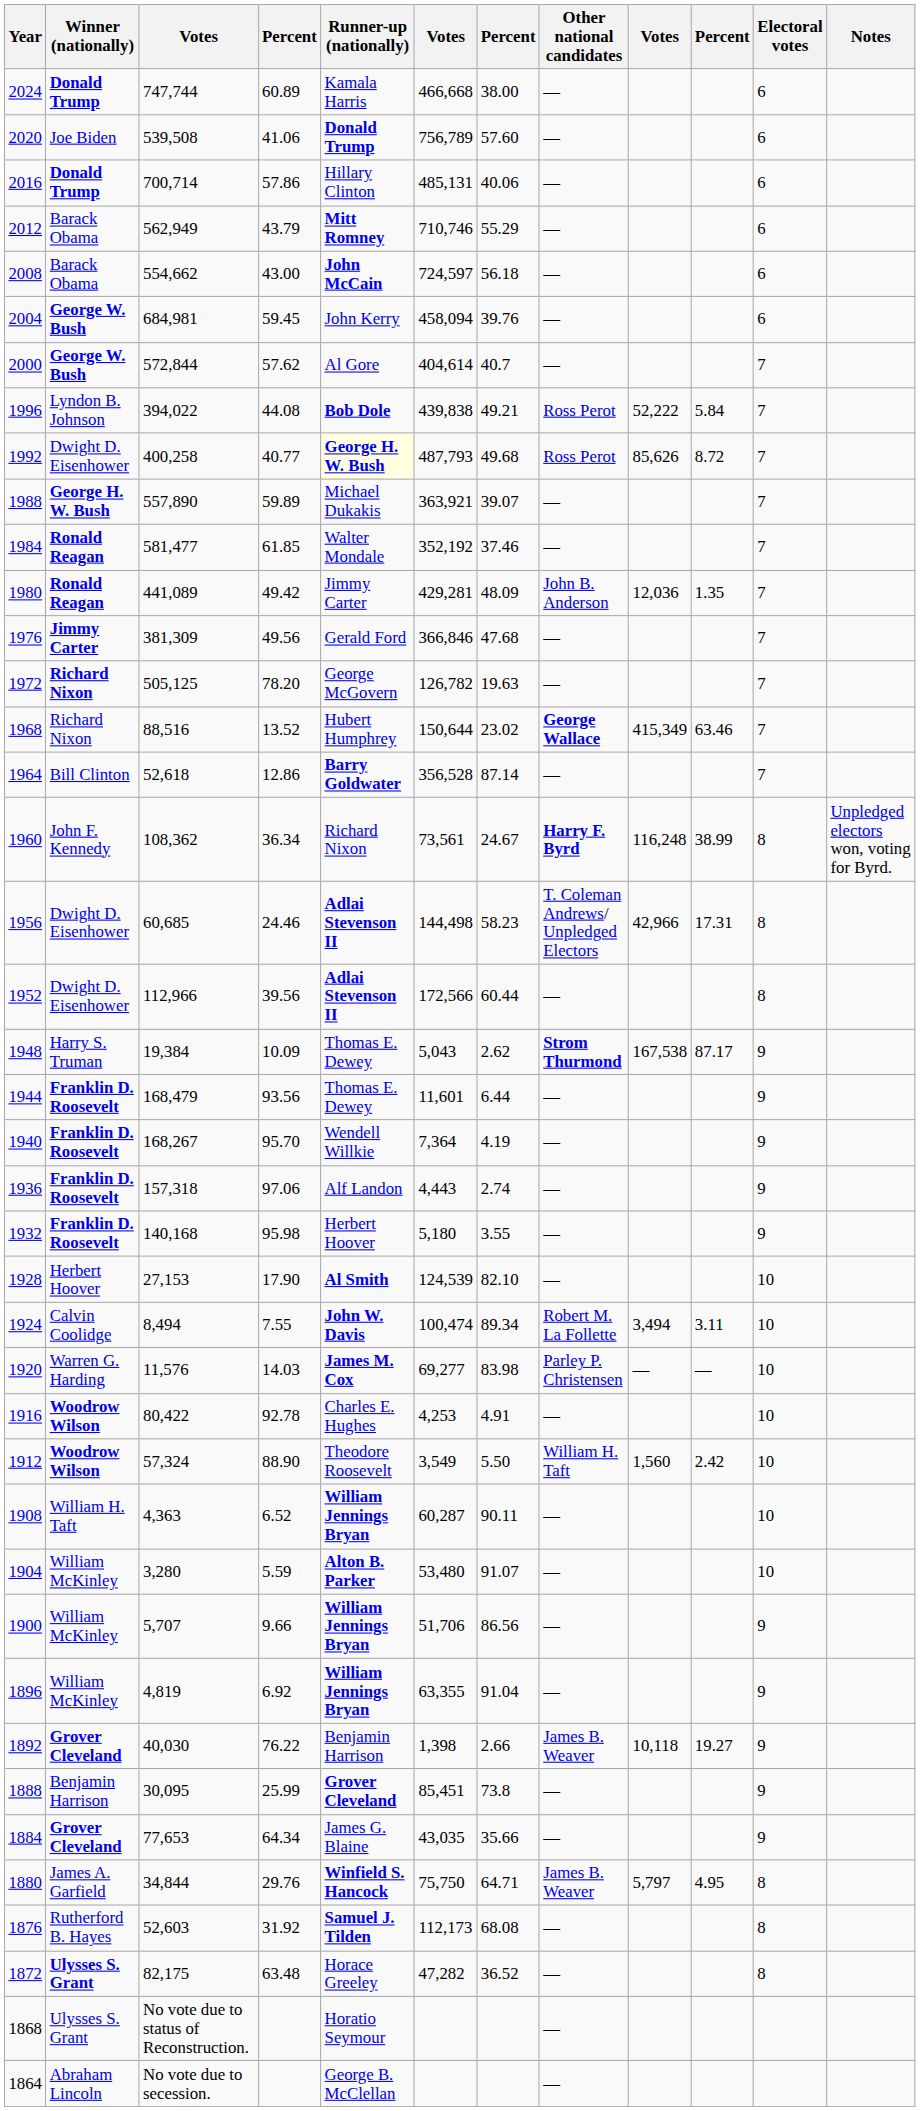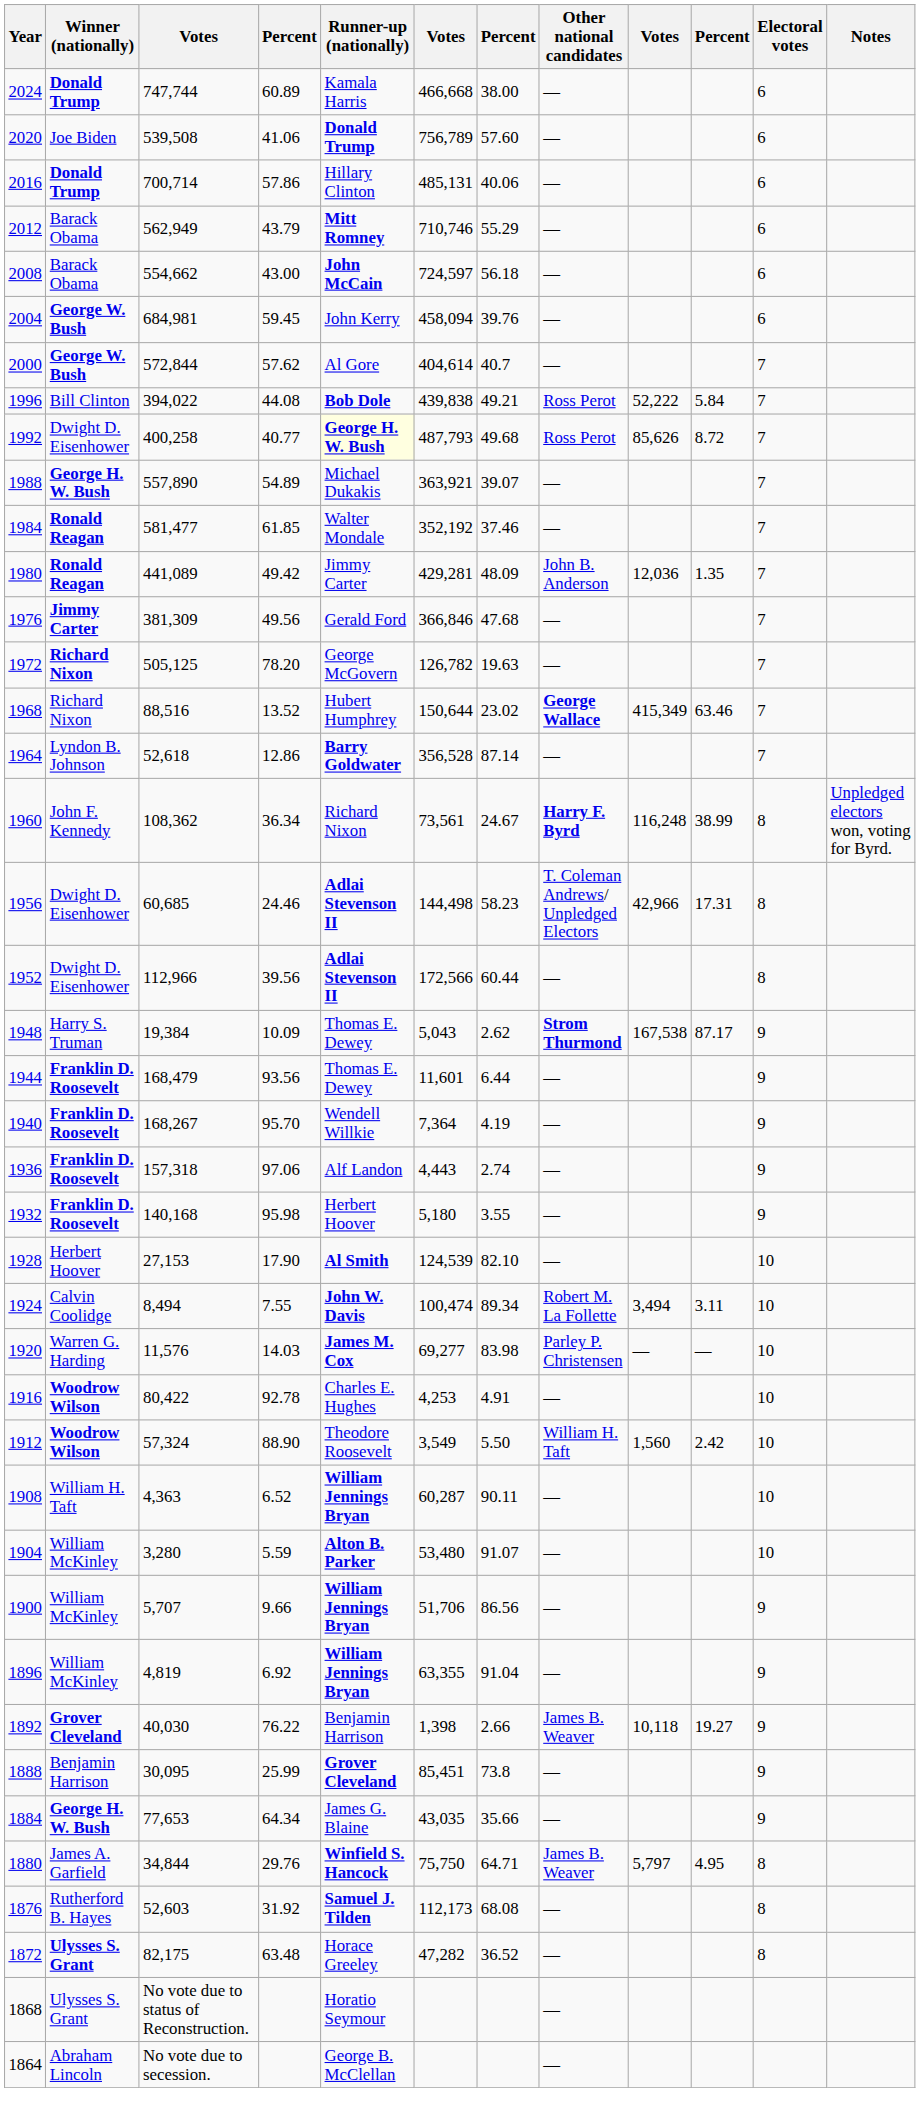(85, 410) Lyndon B. Johnson -> (90, 401) Bill Clinton
(281, 501) 59.89 -> (281, 482) 54.89
(90, 774) Bill Clinton -> (85, 755) Lyndon B. Johnson
(86, 1836) Grover Cleveland -> (87, 1818) George H. W. Bush
